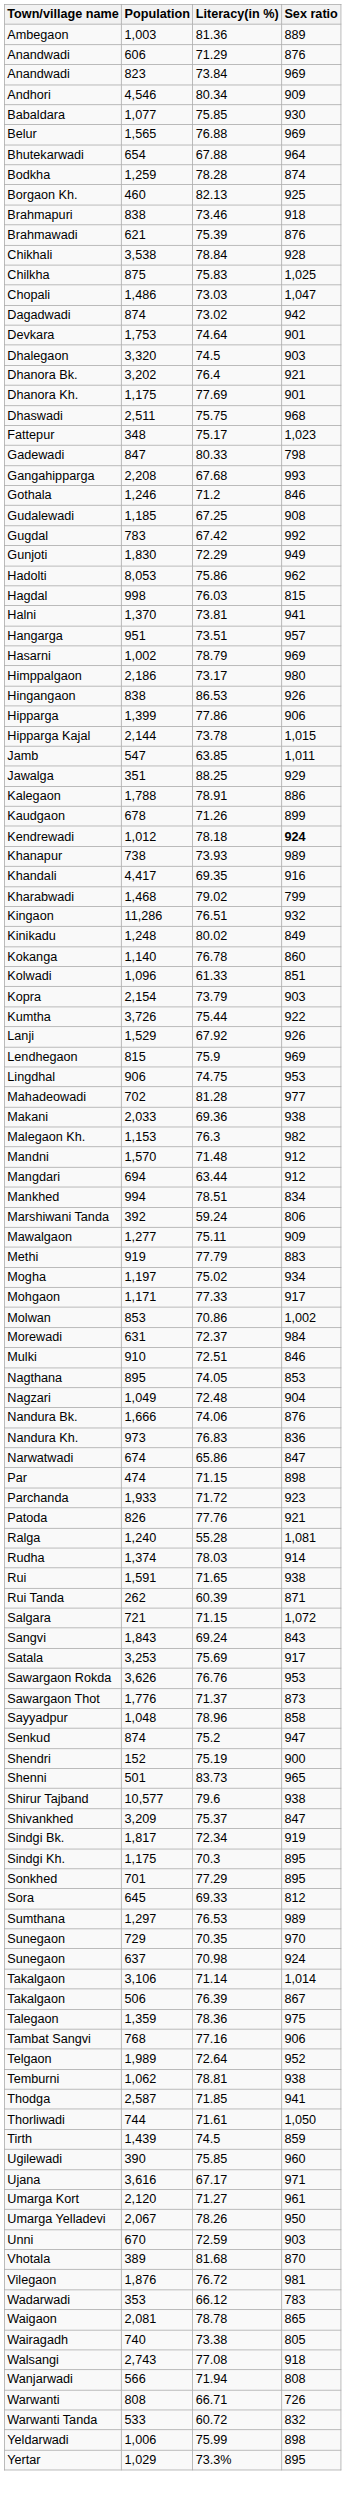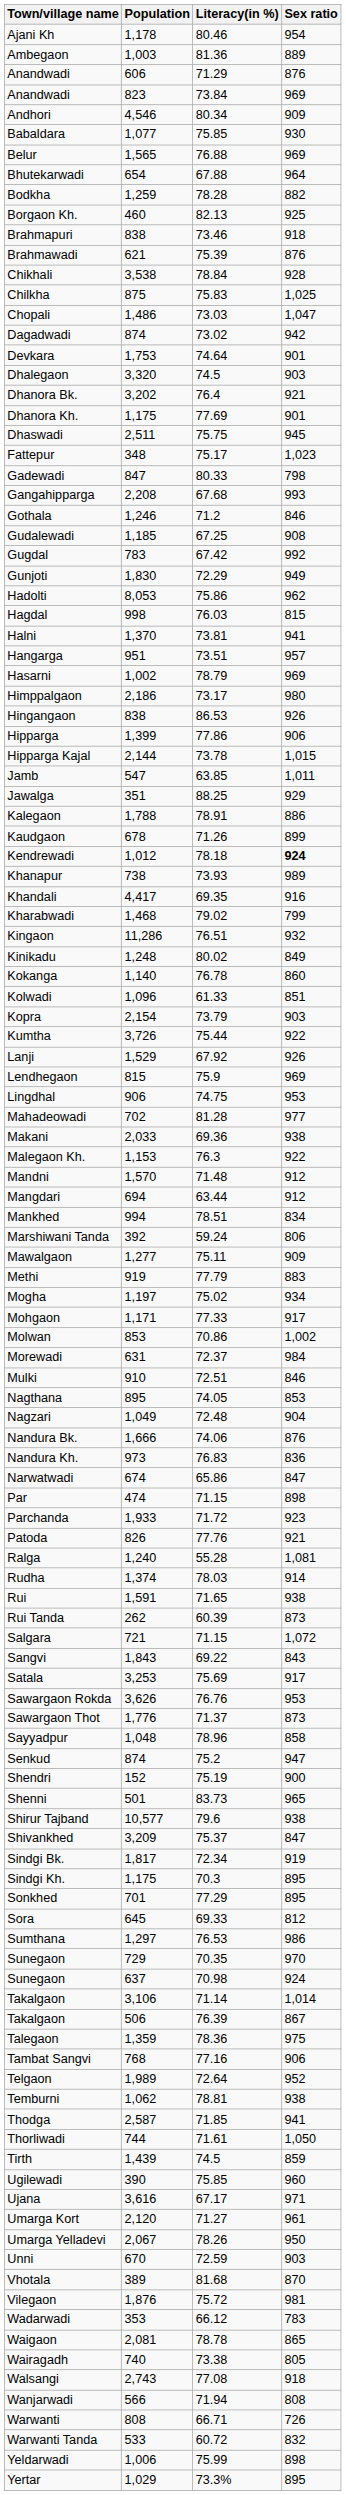+ row: (31, 34)
(295, 174) 874 -> (295, 194) 882
(295, 415) 968 -> (295, 435) 945
(295, 1137) 982 -> (295, 1157) 922
(295, 1598) 871 -> (295, 1618) 873
(212, 1638) 69.24 -> (212, 1658) 69.22
(295, 1918) 989 -> (295, 1938) 986
(212, 2279) 76.72 -> (212, 2299) 75.72
